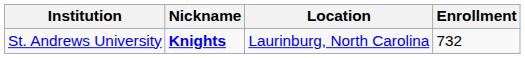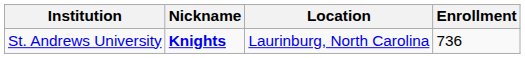(449, 41) 732 -> (449, 41) 736
